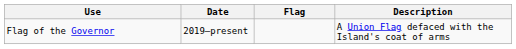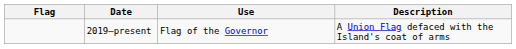columns swapped: (294, 12) <-> (93, 12)
